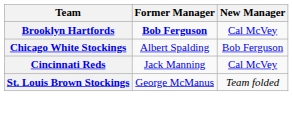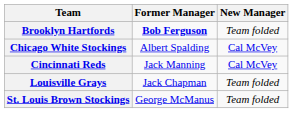(253, 30) Cal McVey -> (253, 30) Team folded
(253, 47) Bob Ferguson -> (253, 47) Cal McVey
+ row: (68, 82)
